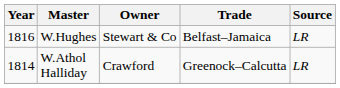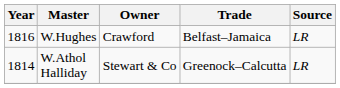(140, 36) Stewart & Co -> (128, 36) Crawford
(128, 65) Crawford -> (140, 65) Stewart & Co
